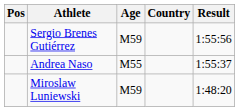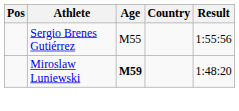(131, 39) M59 -> (130, 39) M55
- row: (61, 64)
(131, 90) normal -> (130, 71) bold
